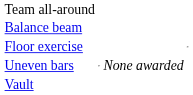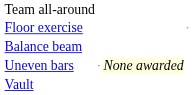rows swapped: (43, 28) <-> (44, 47)
(144, 66) no background -> (144, 66) lightyellow background
